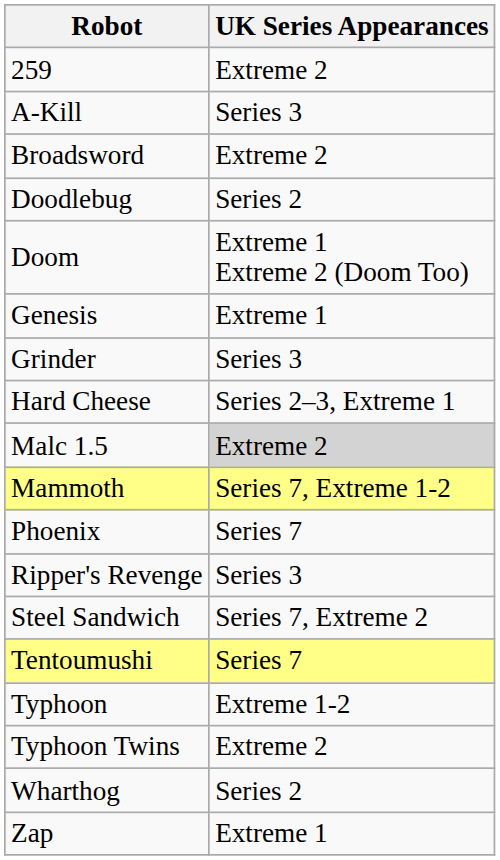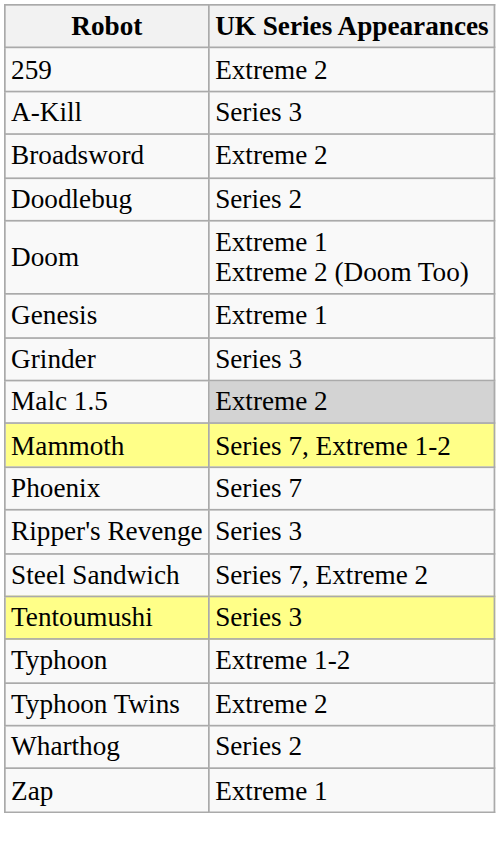- row: (81, 401)
(259, 660) Series 7 -> (259, 617) Series 3
